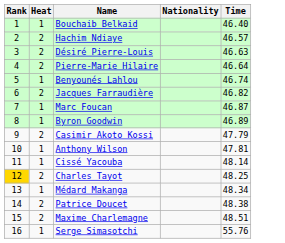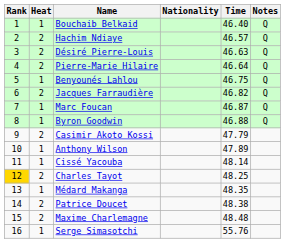+ column: (265, 12)
(236, 80) 46.74 -> (236, 80) 46.75
(236, 122) 46.89 -> (236, 122) 46.88
(236, 149) 47.81 -> (236, 149) 47.89
(236, 190) 48.34 -> (236, 190) 48.35
(236, 218) 48.51 -> (236, 218) 48.48
